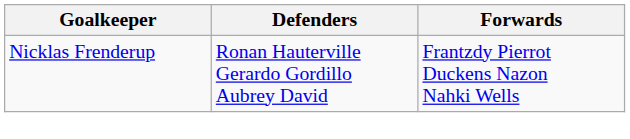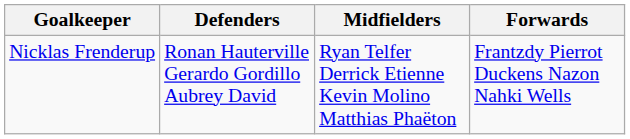+ column: (392, 20)
